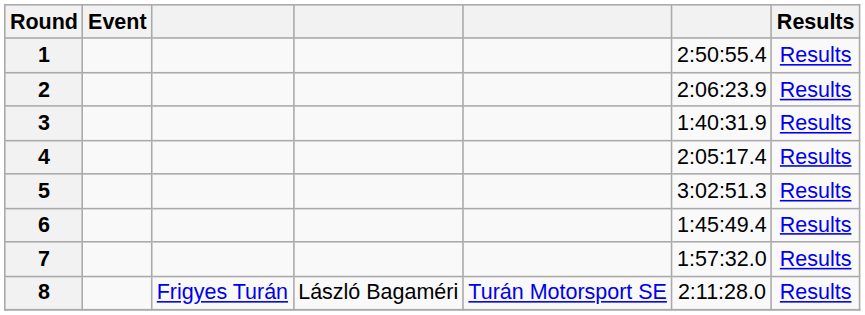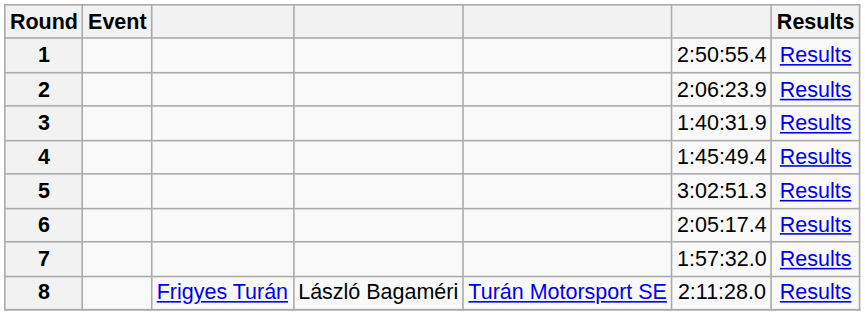(722, 157) 2:05:17.4 -> (722, 157) 1:45:49.4
(722, 225) 1:45:49.4 -> (722, 225) 2:05:17.4
